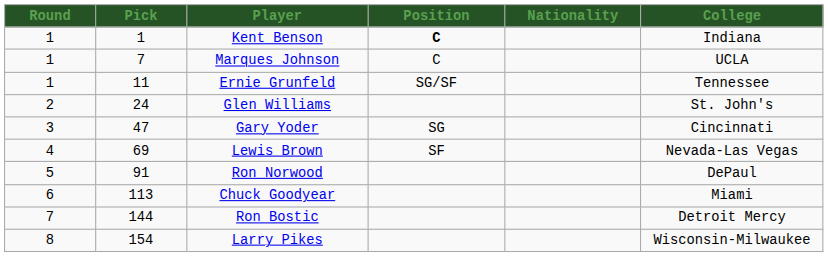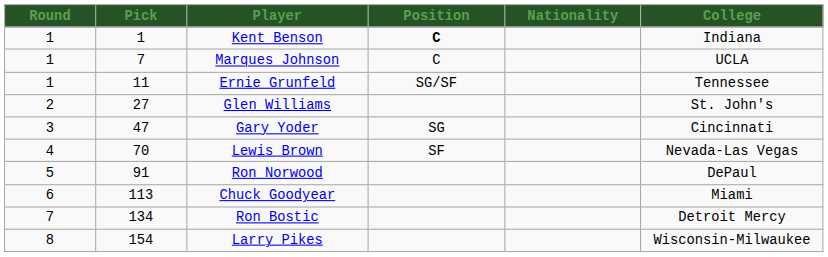(141, 106) 24 -> (141, 106) 27
(141, 151) 69 -> (141, 151) 70
(141, 218) 144 -> (141, 218) 134
